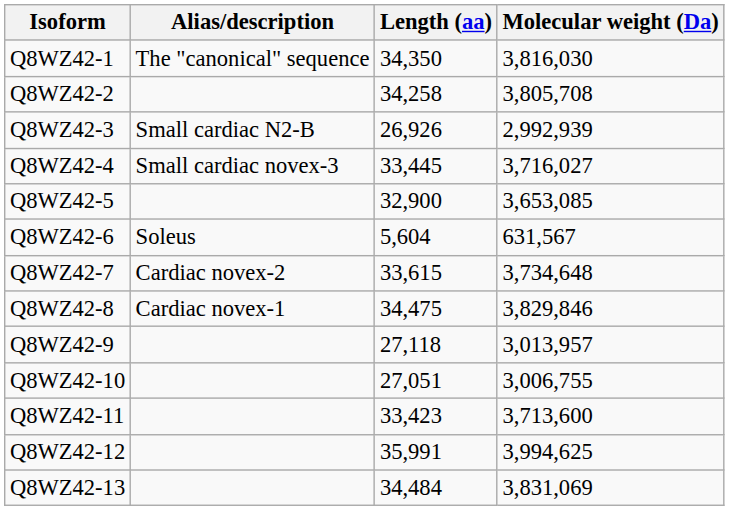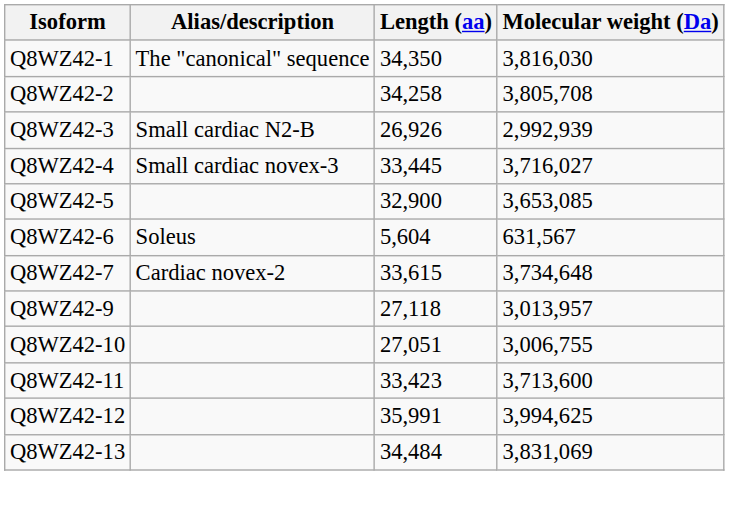- row: (62, 308)
